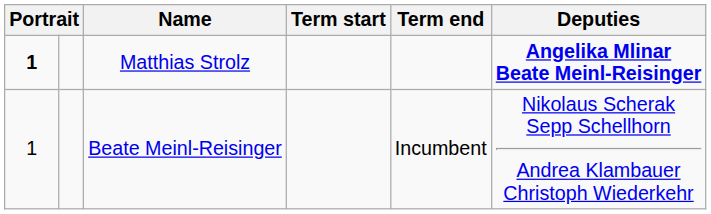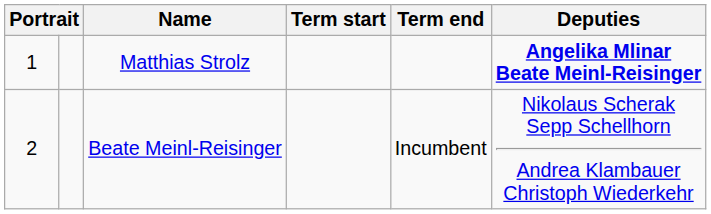(32, 62) bold -> (32, 62) normal
(32, 148) 1 -> (32, 148) 2
